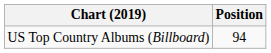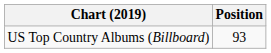(239, 37) 94 -> (239, 37) 93
